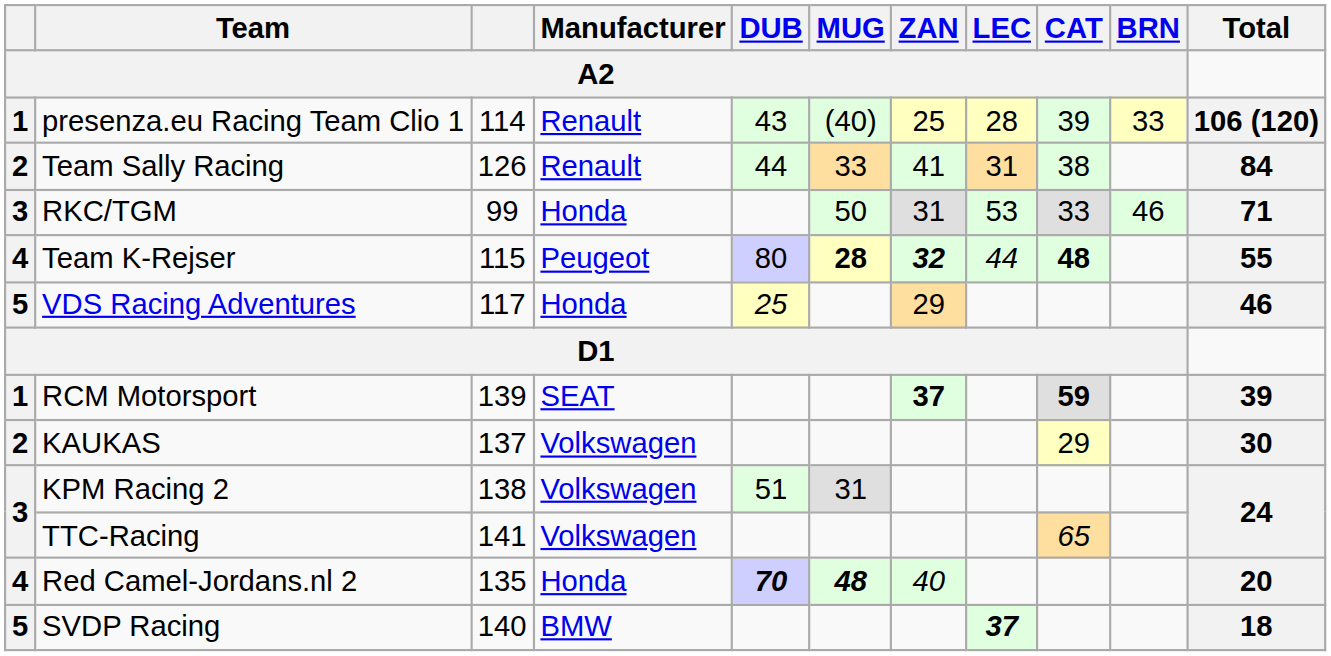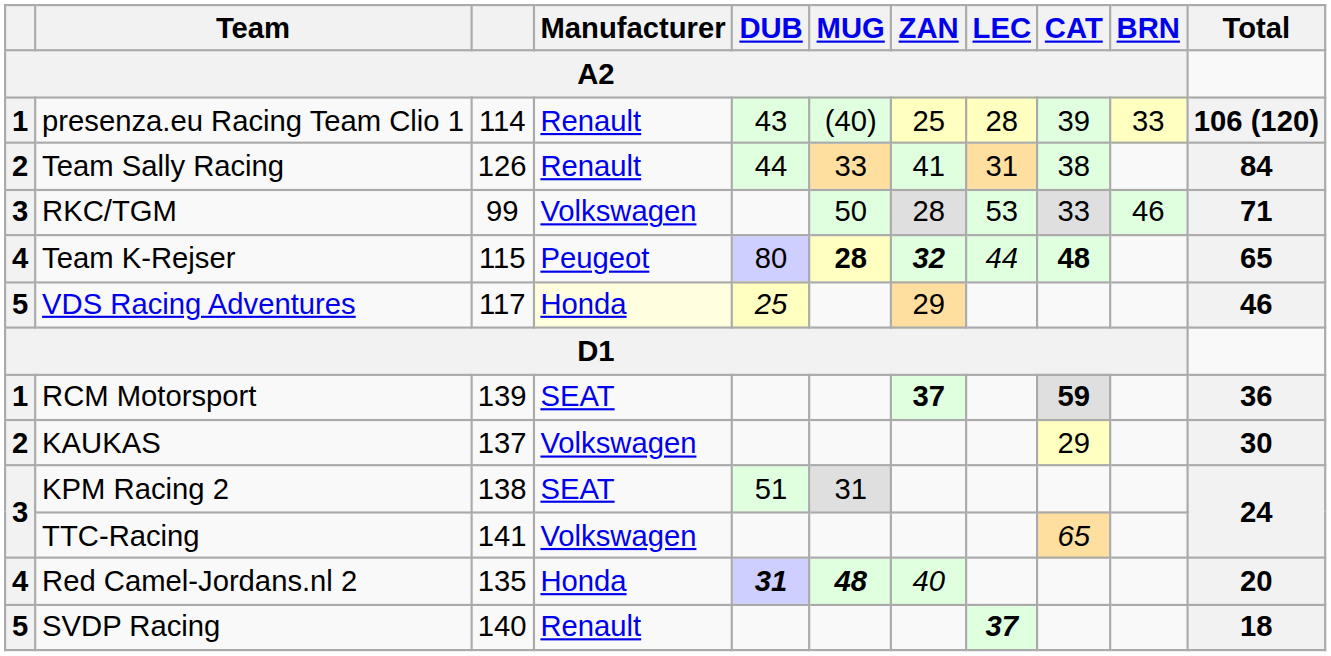(583, 212) Honda -> (618, 212) Volkswagen
(929, 212) 31 -> (929, 212) 28
(1256, 258) 55 -> (1256, 258) 65
(583, 304) no background -> (583, 304) lightyellow background
(1256, 396) 39 -> (1256, 396) 36
(618, 489) Volkswagen -> (578, 489) SEAT
(771, 581) 70 -> (771, 581) 31
(576, 627) BMW -> (591, 627) Renault
